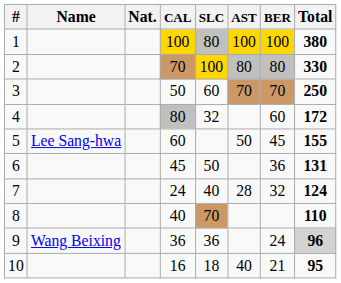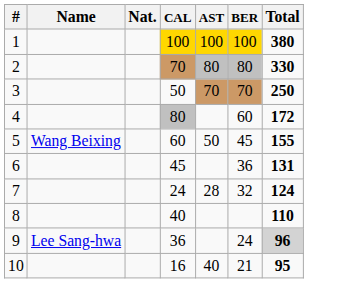- column: (211, 17)
(76, 141) Lee Sang-hwa -> (76, 141) Wang Beixing
(76, 240) Wang Beixing -> (76, 240) Lee Sang-hwa
